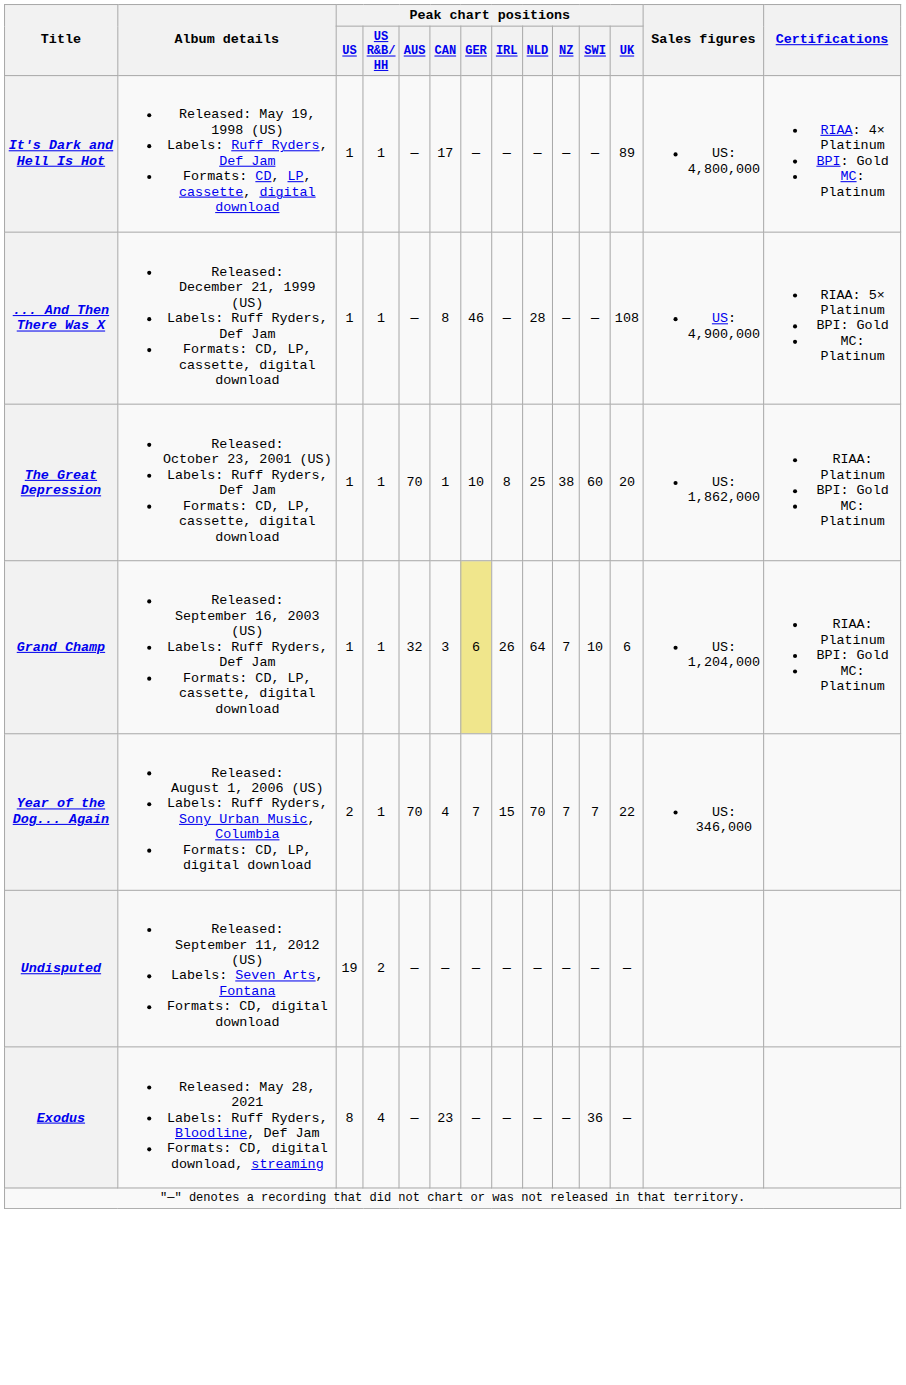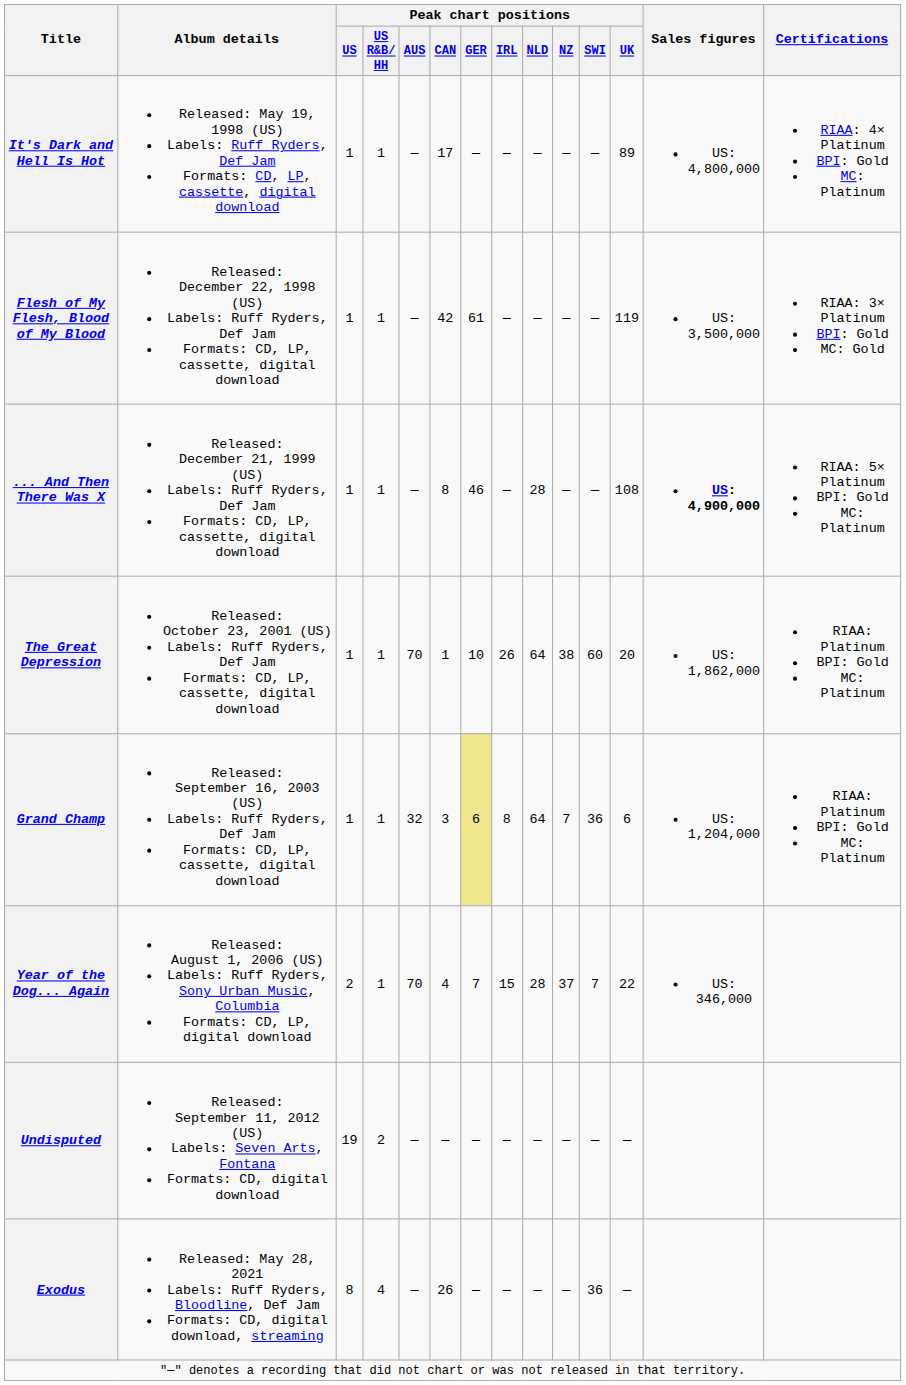+ row: (61, 318)
(703, 326) normal -> (703, 498) bold
(507, 483) 8 -> (507, 655) 26
(537, 483) 25 -> (537, 655) 64
(507, 647) 26 -> (507, 819) 8
(595, 647) 10 -> (595, 819) 36
(537, 812) 70 -> (537, 984) 28
(566, 812) 7 -> (566, 984) 37
(445, 1117) 23 -> (445, 1290) 26
